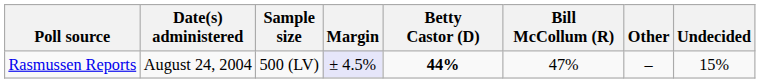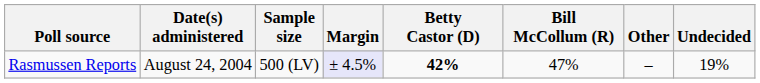(443, 64) 44% -> (443, 64) 42%
(714, 64) 15% -> (714, 64) 19%
